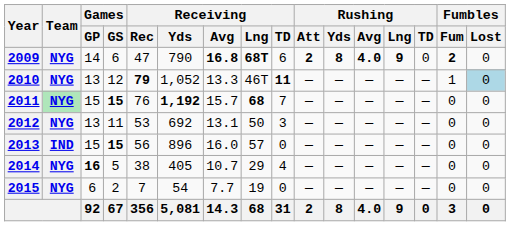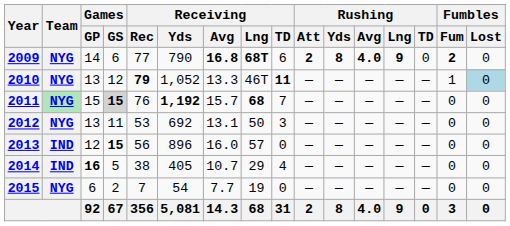(142, 59) 47 -> (142, 59) 77
(115, 102) no background -> (115, 102) lightgrey background
(92, 145) 15 -> (92, 145) 12
(62, 167) NYG -> (62, 167) IND
